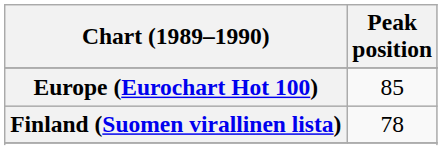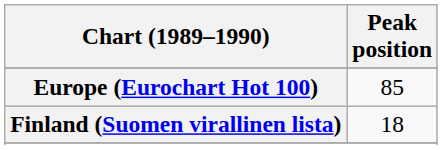(392, 124) 78 -> (392, 124) 18
